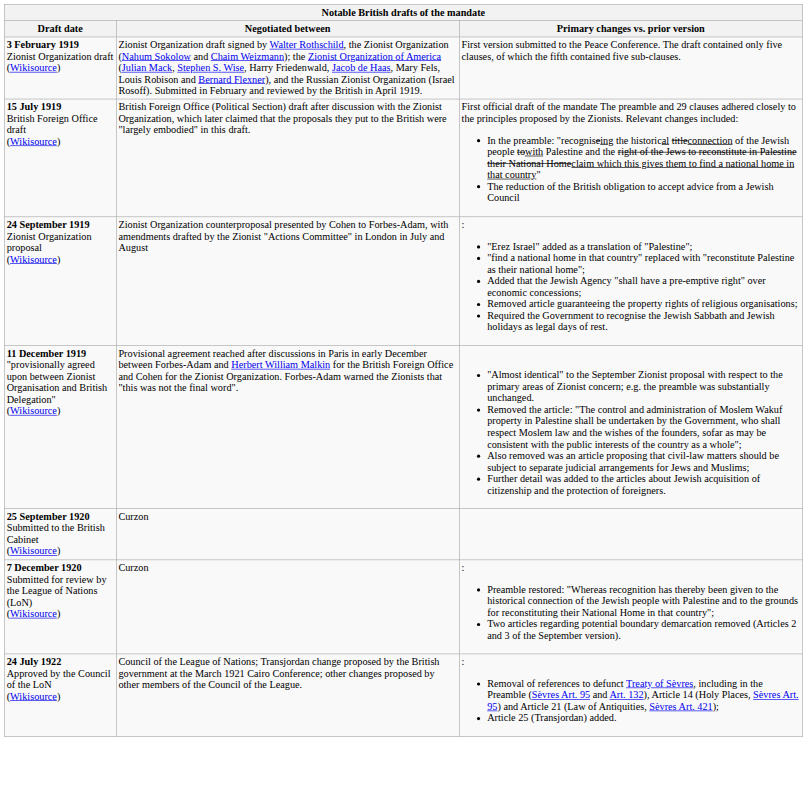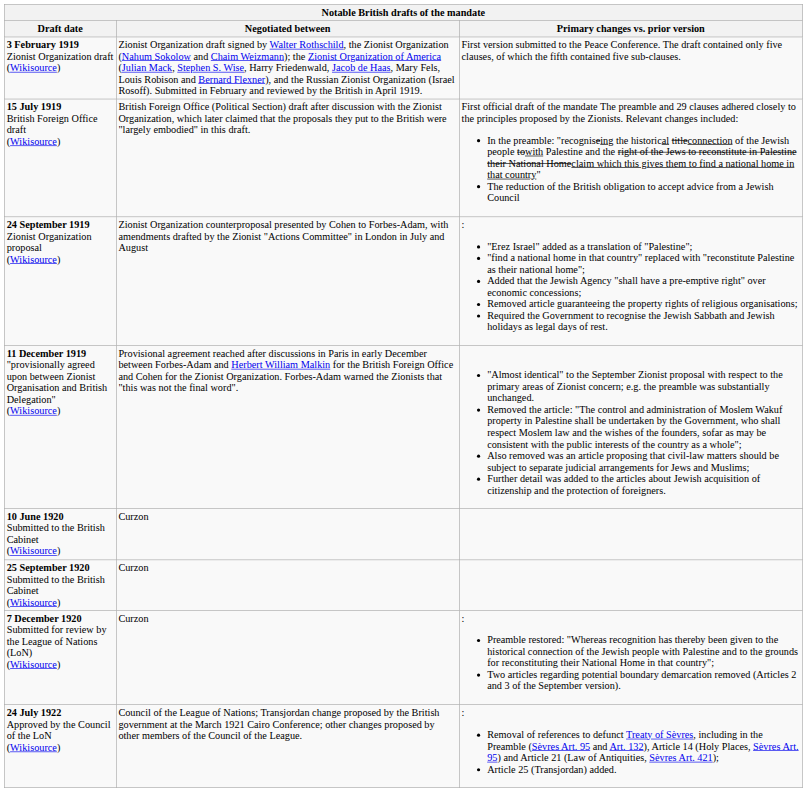+ row: (56, 534)
